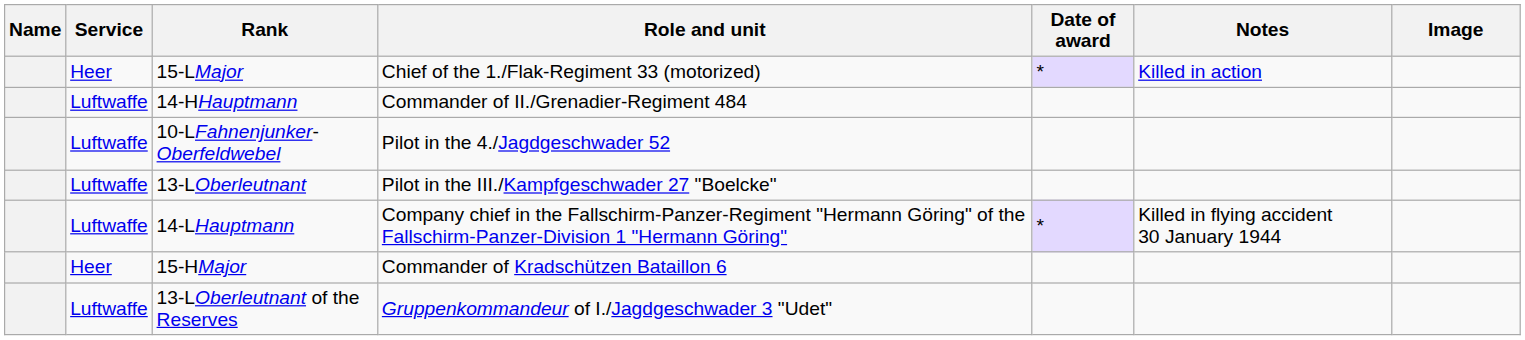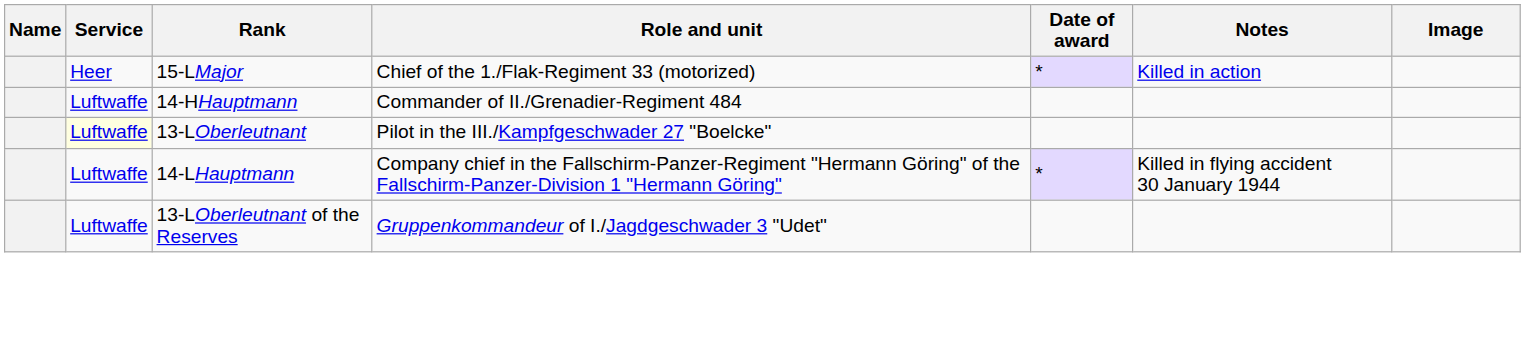- row: (238, 143)
(109, 184) no background -> (109, 132) lightyellow background
- row: (201, 267)
